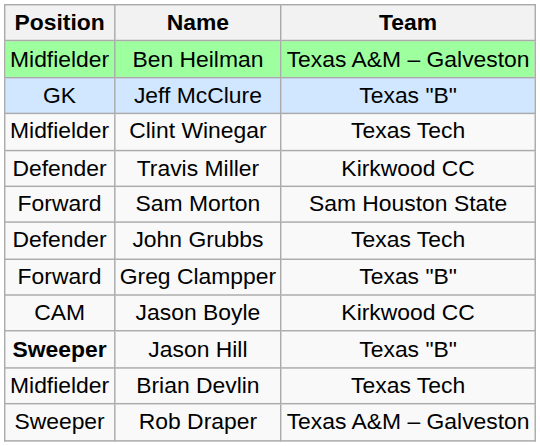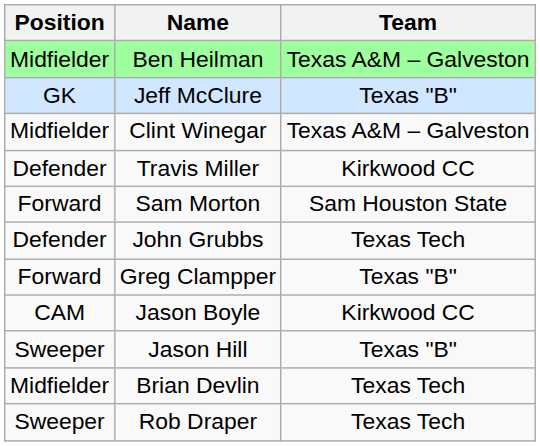(408, 131) Texas Tech -> (408, 131) Texas A&M – Galveston
(60, 349) bold -> (60, 349) normal
(408, 421) Texas A&M – Galveston -> (408, 421) Texas Tech
